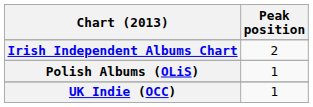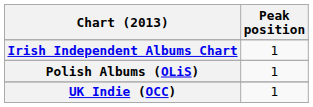(274, 50) 2 -> (274, 50) 1
